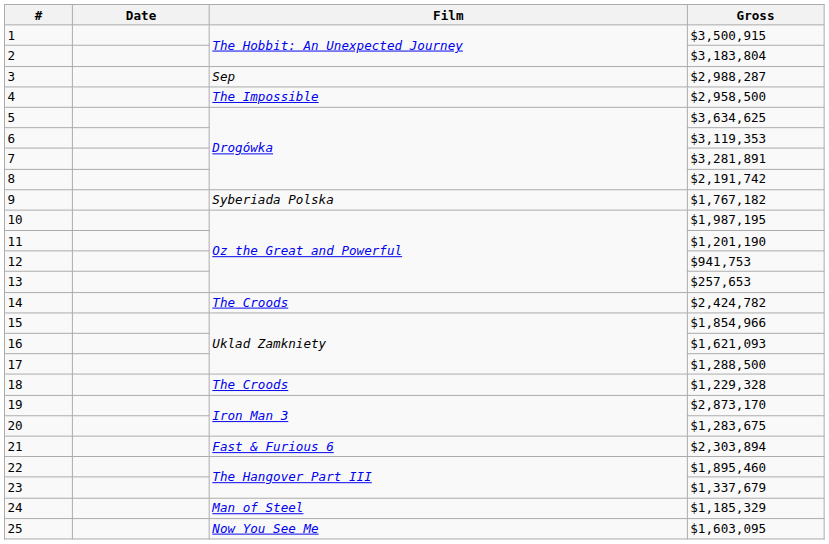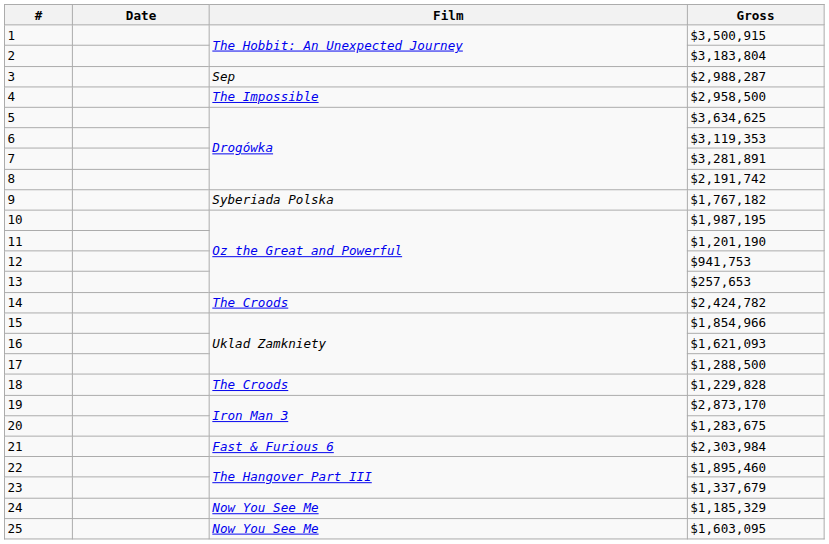(728, 385) $1,229,328 -> (728, 385) $1,229,828
(728, 446) $2,303,894 -> (728, 446) $2,303,984
(258, 508) Man of Steel -> (265, 508) Now You See Me
